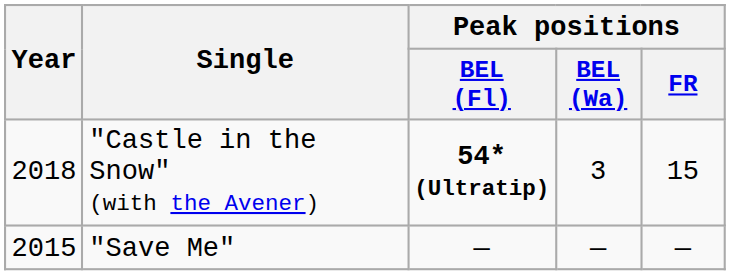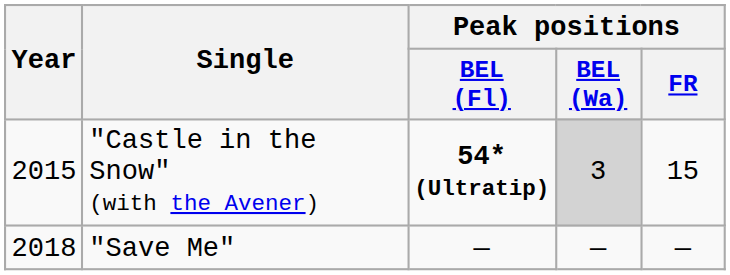(44, 172) 2018 -> (44, 172) 2015
(598, 172) no background -> (598, 172) lightgrey background
(44, 248) 2015 -> (44, 248) 2018
